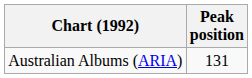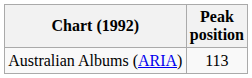(217, 60) 131 -> (217, 60) 113
